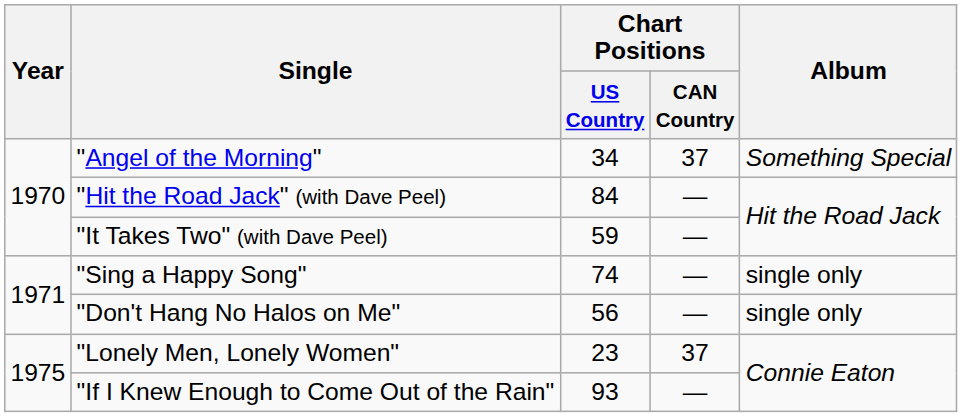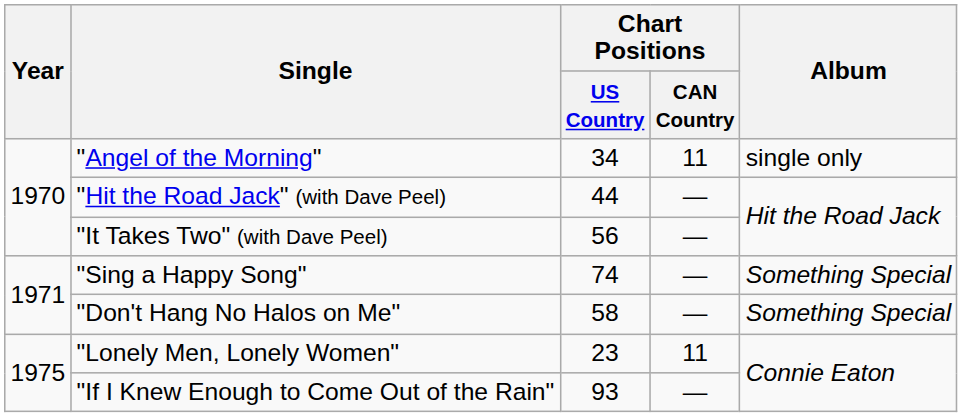(695, 157) 37 -> (695, 157) 11
(848, 157) Something Special -> (804, 157) single only
(605, 196) 84 -> (605, 196) 44
(605, 235) 59 -> (605, 235) 56
(804, 274) single only -> (848, 274) Something Special
(605, 313) 56 -> (605, 313) 58
(804, 313) single only -> (848, 313) Something Special
(695, 353) 37 -> (695, 353) 11
